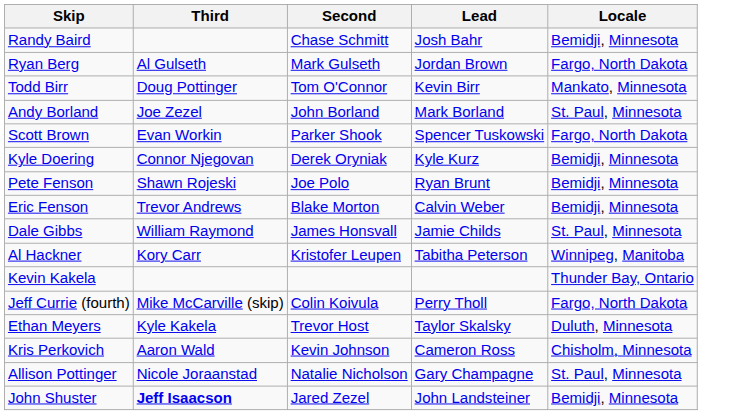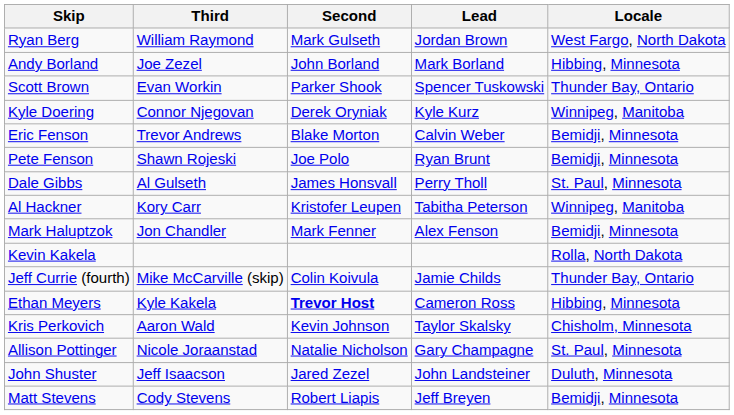- row: (49, 40)
(171, 64) Al Gulseth -> (195, 40) William Raymond
(619, 64) Fargo, North Dakota -> (638, 40) West Fargo, North Dakota
- row: (38, 87)
(616, 111) St. Paul, Minnesota -> (616, 64) Hibbing, Minnesota
(619, 135) Fargo, North Dakota -> (622, 87) Thunder Bay, Ontario
(615, 159) Bemidji, Minnesota -> (618, 111) Winnipeg, Manitoba
rows swapped: (48, 207) <-> (51, 183)
(195, 231) William Raymond -> (171, 183) Al Gulseth
(458, 231) Jamie Childs -> (451, 183) Perry Tholl
+ row: (60, 231)
(622, 278) Thunder Bay, Ontario -> (617, 254) Rolla, North Dakota
(451, 302) Perry Tholl -> (458, 278) Jamie Childs
(619, 302) Fargo, North Dakota -> (622, 278) Thunder Bay, Ontario
(330, 326) normal -> (332, 302) bold
(463, 326) Taylor Skalsky -> (465, 302) Cameron Ross
(612, 326) Duluth, Minnesota -> (616, 302) Hibbing, Minnesota
(465, 350) Cameron Ross -> (463, 326) Taylor Skalsky
(184, 398) bold -> (181, 374) normal
(615, 398) Bemidji, Minnesota -> (612, 374) Duluth, Minnesota
+ row: (52, 398)
